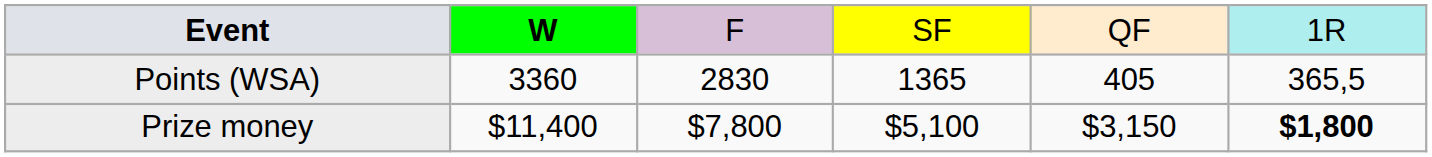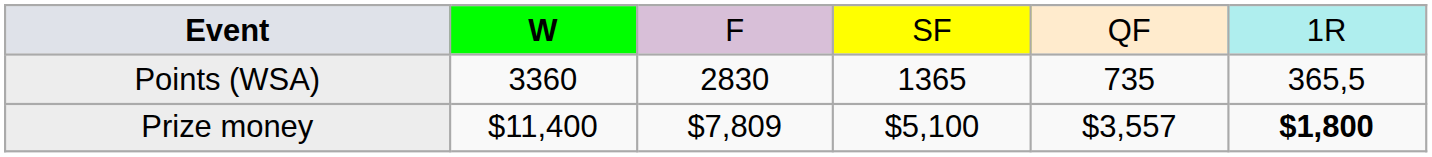(1129, 79) 405 -> (1129, 79) 735
(735, 128) $7,800 -> (735, 128) $7,809
(1129, 128) $3,150 -> (1129, 128) $3,557
